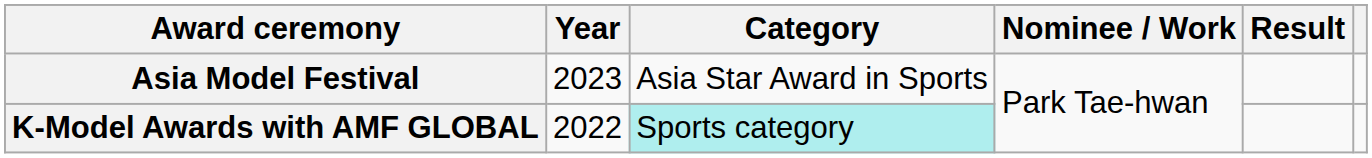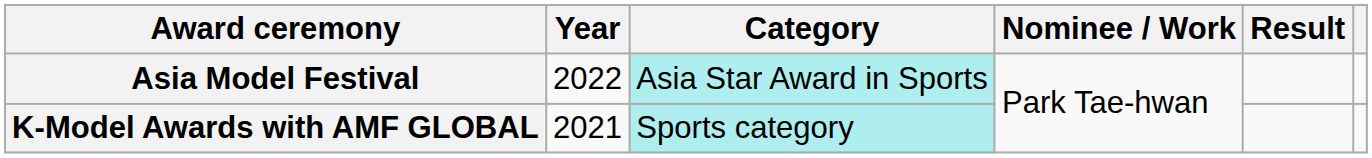(587, 78) 2023 -> (587, 78) 2022
(812, 78) no background -> (812, 78) paleturquoise background
(587, 127) 2022 -> (587, 127) 2021
